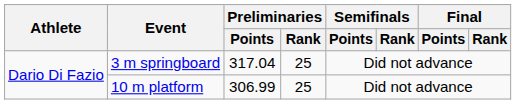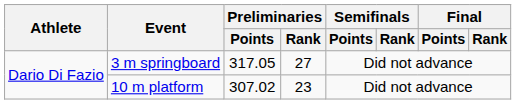(252, 63) 317.04 -> (252, 63) 317.05
(303, 63) 25 -> (303, 63) 27
(252, 87) 306.99 -> (252, 87) 307.02
(303, 87) 25 -> (303, 87) 23
